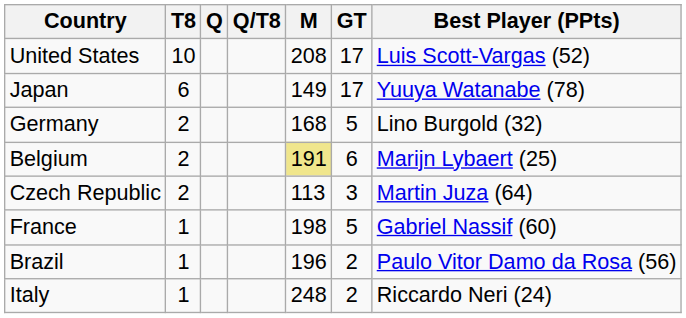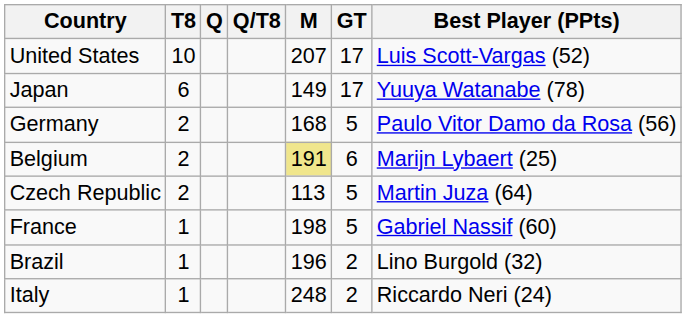(309, 55) 208 -> (309, 55) 207
(460, 124) Lino Burgold (32) -> (527, 124) Paulo Vitor Damo da Rosa (56)
(352, 192) 3 -> (352, 192) 5
(527, 261) Paulo Vitor Damo da Rosa (56) -> (460, 261) Lino Burgold (32)
